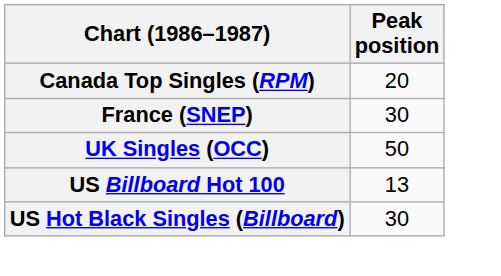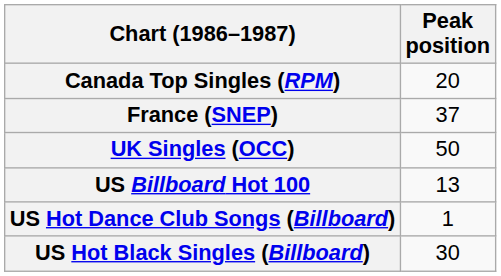(397, 115) 30 -> (448, 115) 37
+ row: (203, 218)
